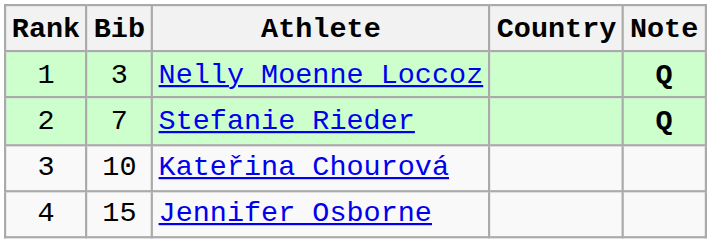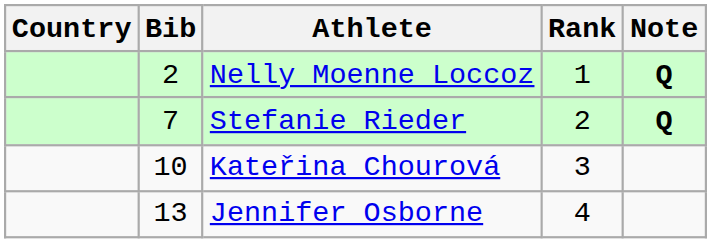columns swapped: (46, 28) <-> (557, 28)
(119, 75) 3 -> (171, 75) 2
(119, 214) 15 -> (171, 214) 13
